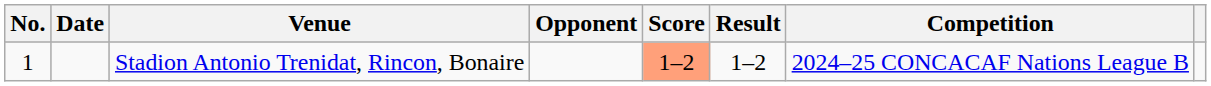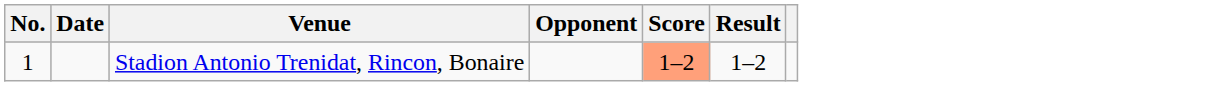- column: (990, 23)
